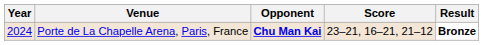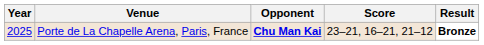(20, 31) 2024 -> (20, 31) 2025
